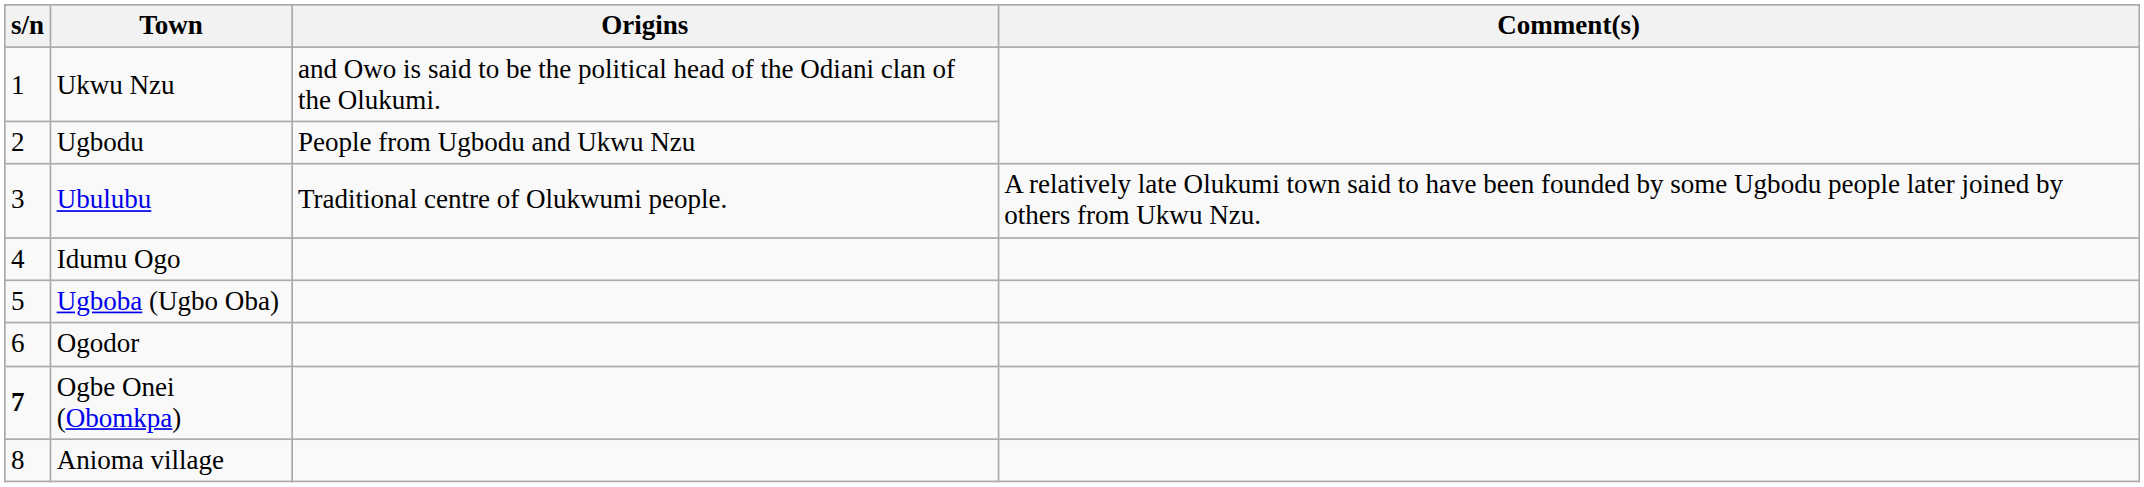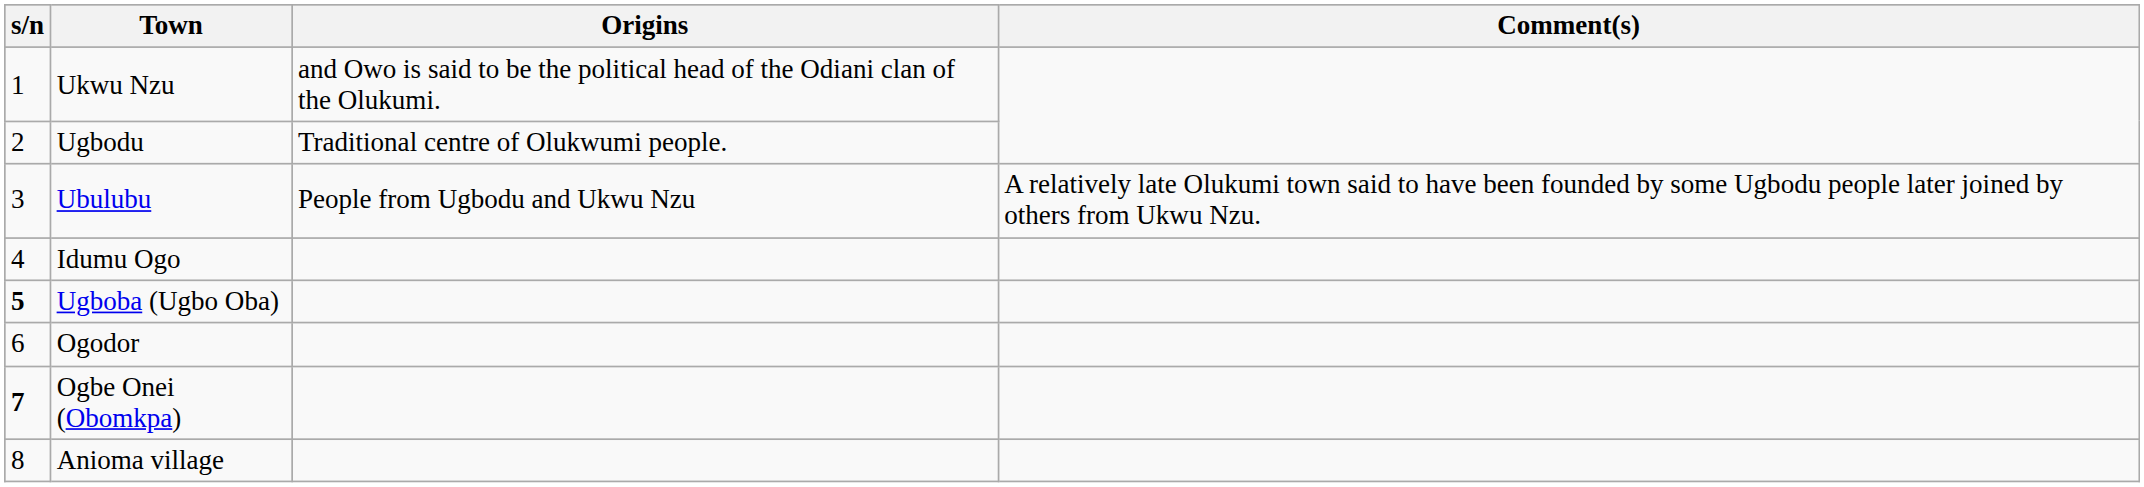(497, 142) People from Ugbodu and Ukwu Nzu -> (513, 142) Traditional centre of Olukwumi people.
(513, 200) Traditional centre of Olukwumi people. -> (497, 200) People from Ugbodu and Ukwu Nzu
(18, 301) normal -> (18, 301) bold
